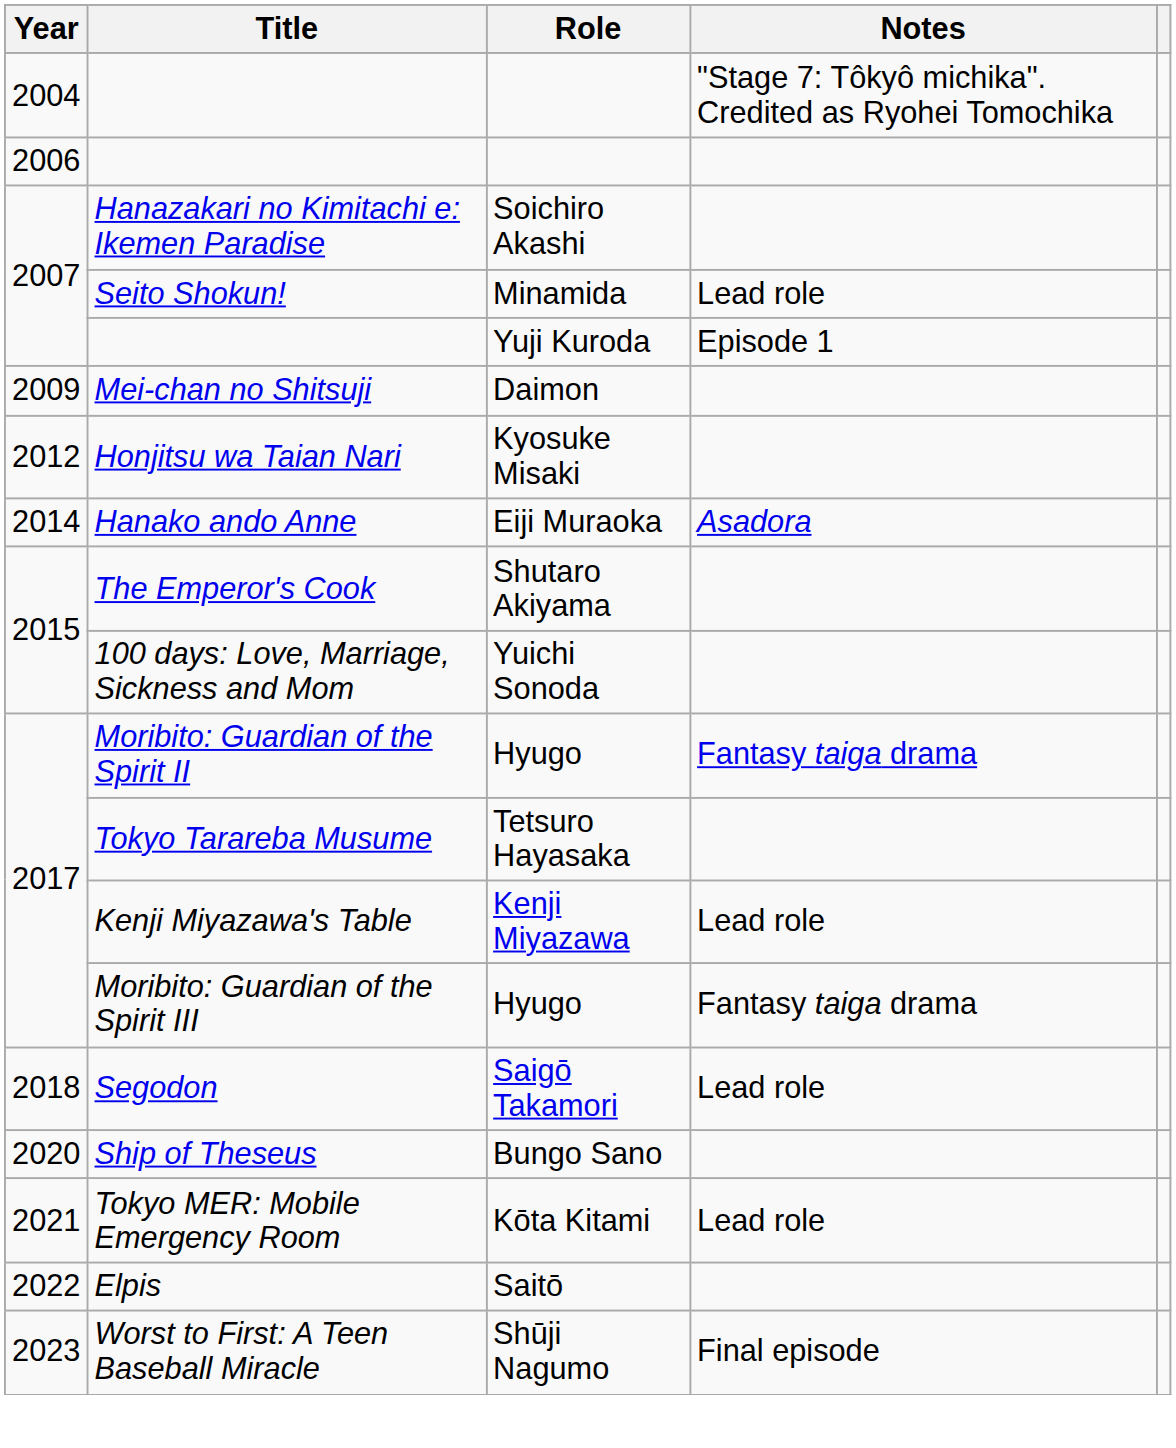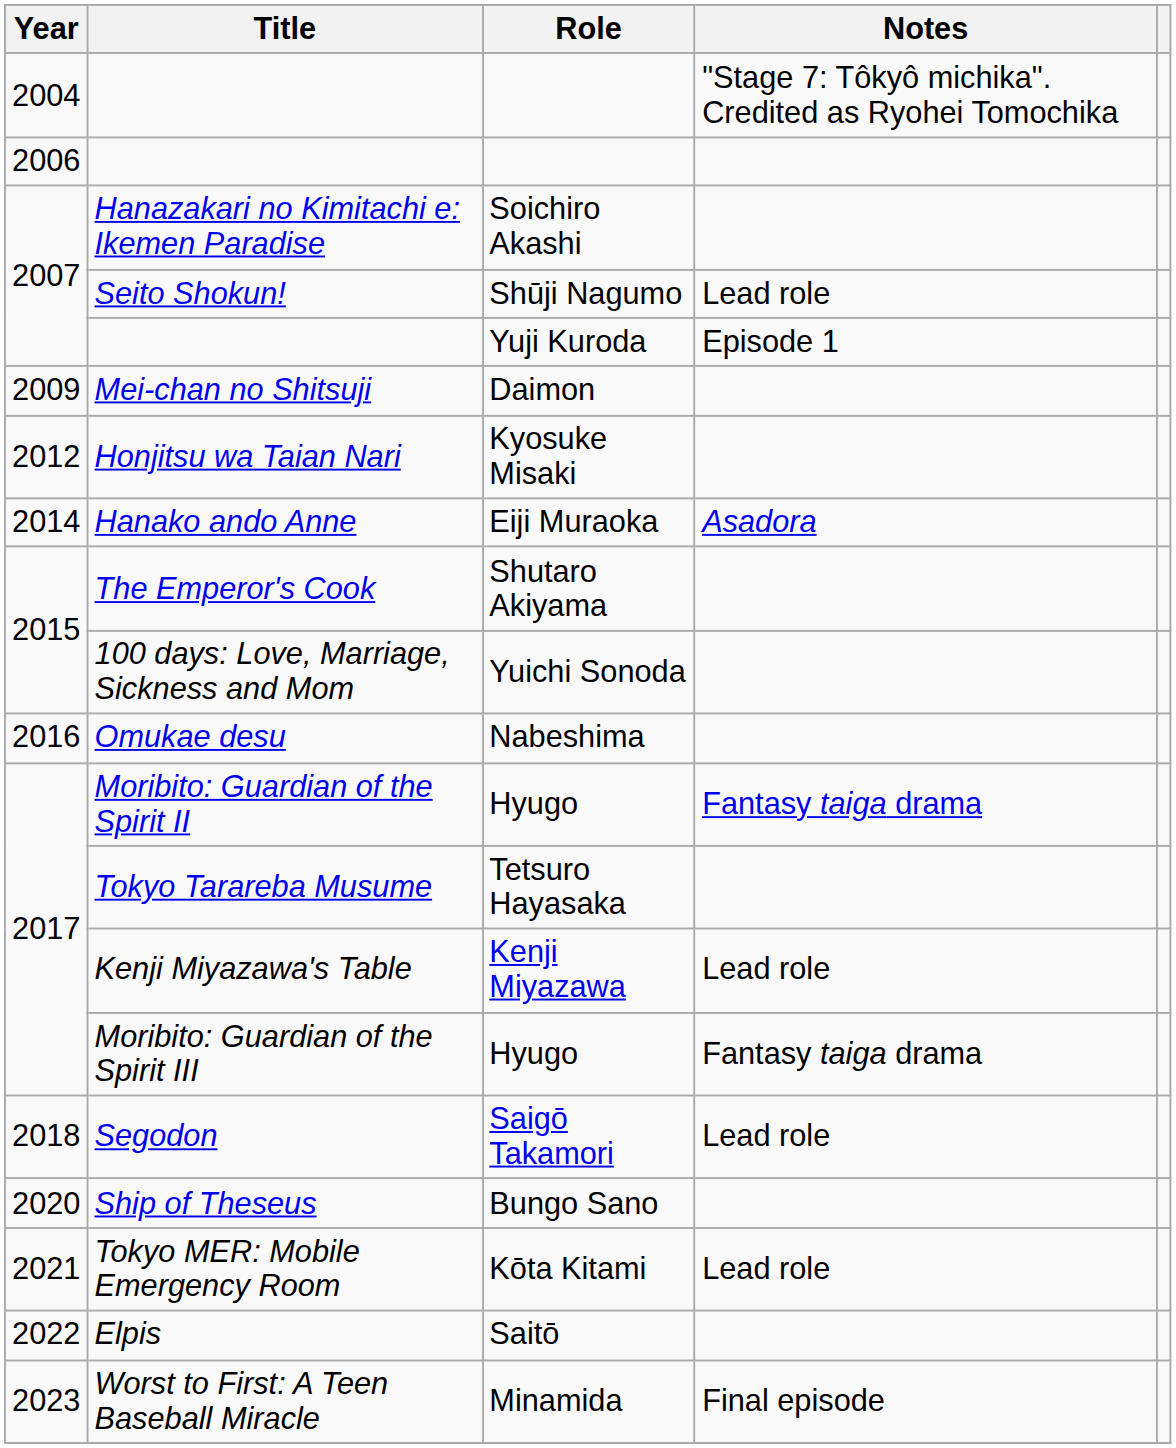(560, 292) Minamida -> (586, 292) Shūji Nagumo
+ row: (46, 737)
(551, 1351) Shūji Nagumo -> (556, 1400) Minamida
